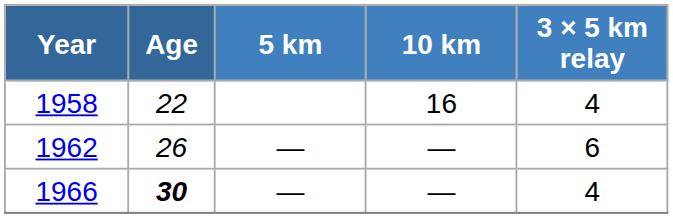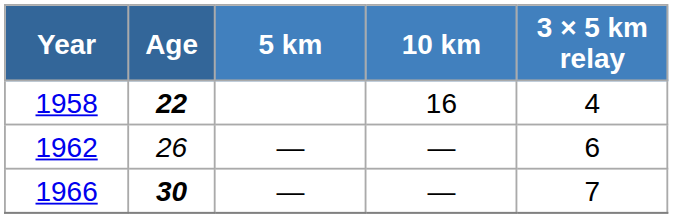(172, 103) normal -> (172, 103) bold
(592, 191) 4 -> (592, 191) 7
